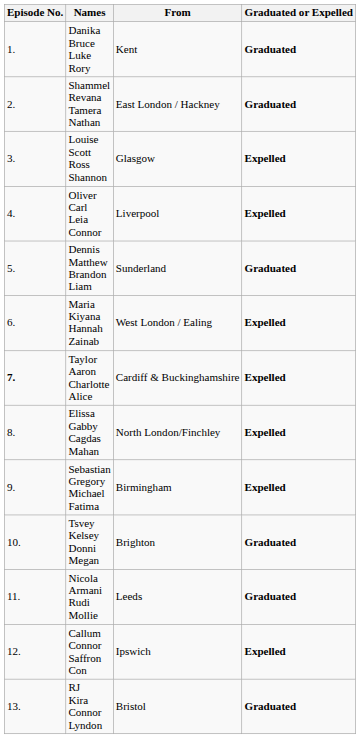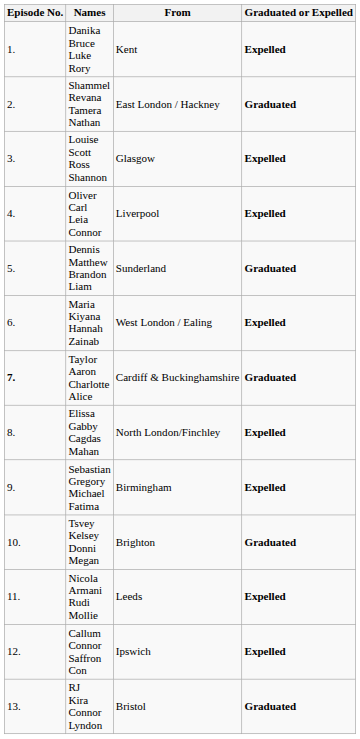(270, 49) Graduated -> (265, 49) Expelled
(265, 378) Expelled -> (270, 378) Graduated
(270, 597) Graduated -> (265, 597) Expelled
